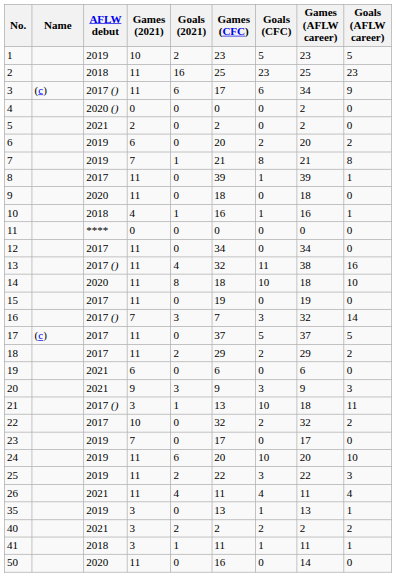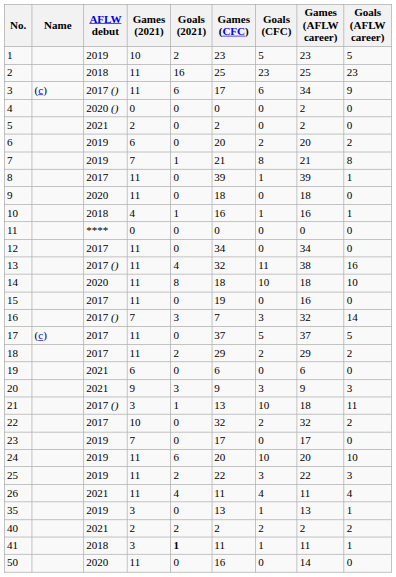(305, 300) 19 -> (305, 300) 16
(132, 528) 3 -> (132, 528) 2
(176, 545) normal -> (176, 545) bold
